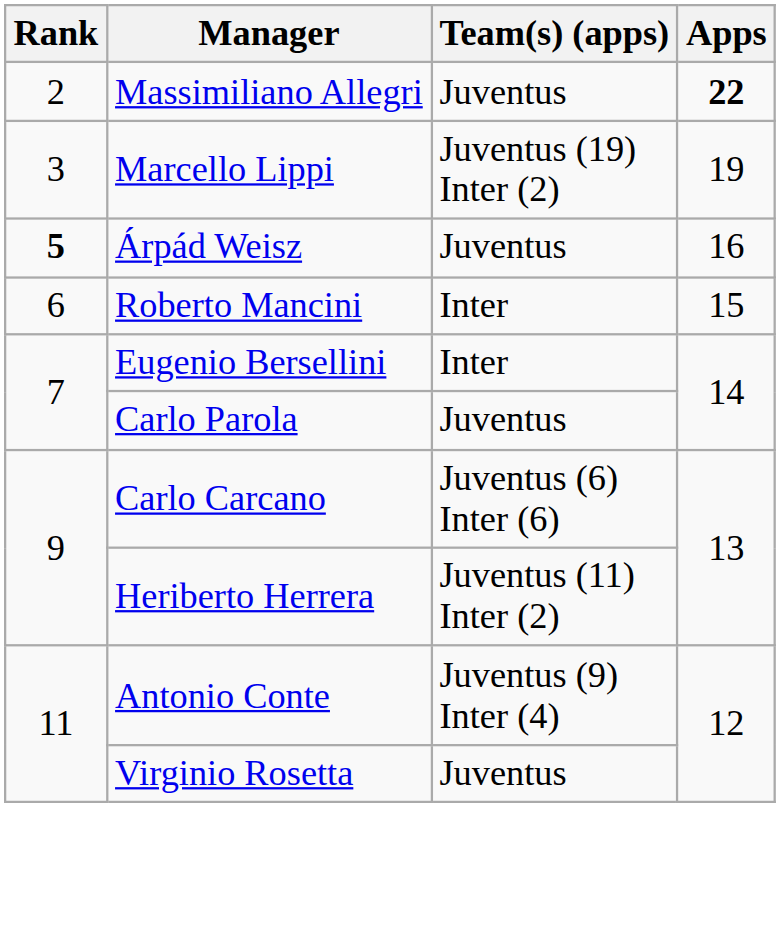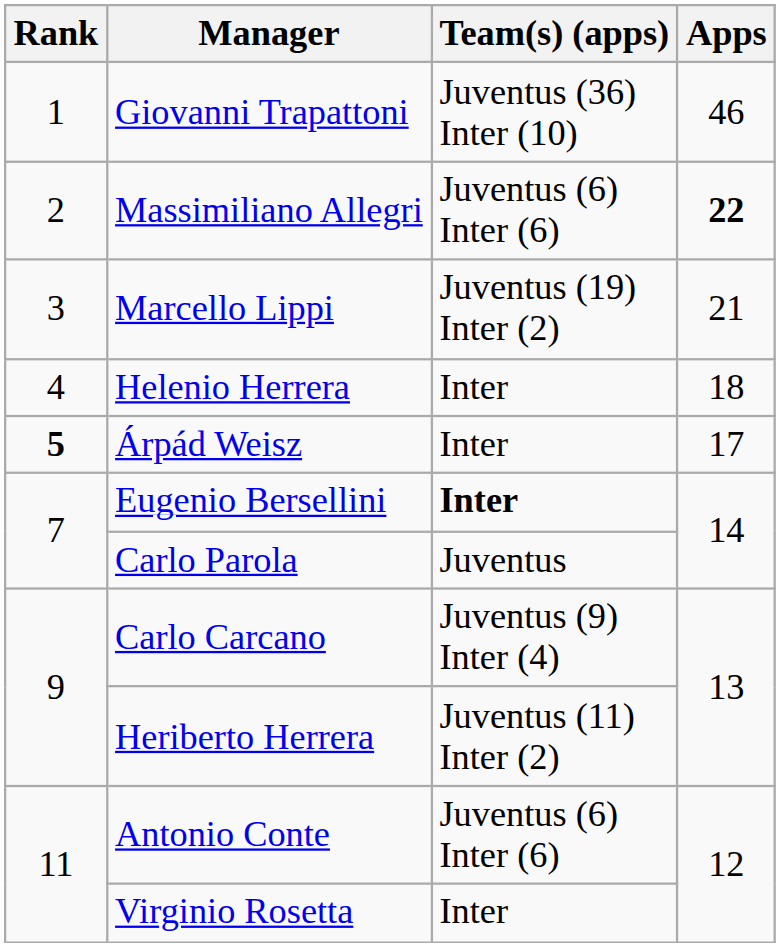+ row: (262, 111)
(503, 90) Juventus -> (529, 209) Juventus (6) Inter (6)
(726, 168) 19 -> (726, 308) 21
+ row: (233, 386)
(503, 246) Juventus -> (474, 443) Inter
(726, 246) 16 -> (726, 443) 17
- row: (239, 304)
(474, 362) normal -> (479, 501) bold
(529, 497) Juventus (6) Inter (6) -> (529, 637) Juventus (9) Inter (4)
(529, 694) Juventus (9) Inter (4) -> (529, 834) Juventus (6) Inter (6)
(503, 772) Juventus -> (474, 912) Inter
